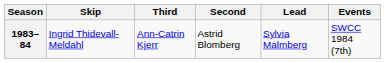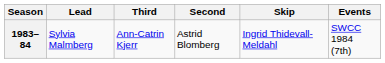columns swapped: (91, 12) <-> (295, 12)
